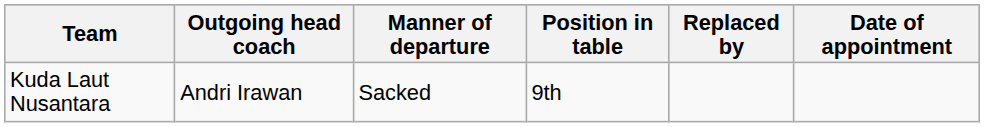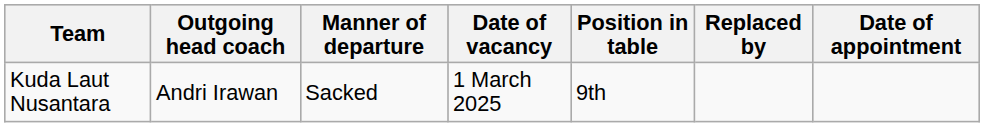+ column: (509, 34)
